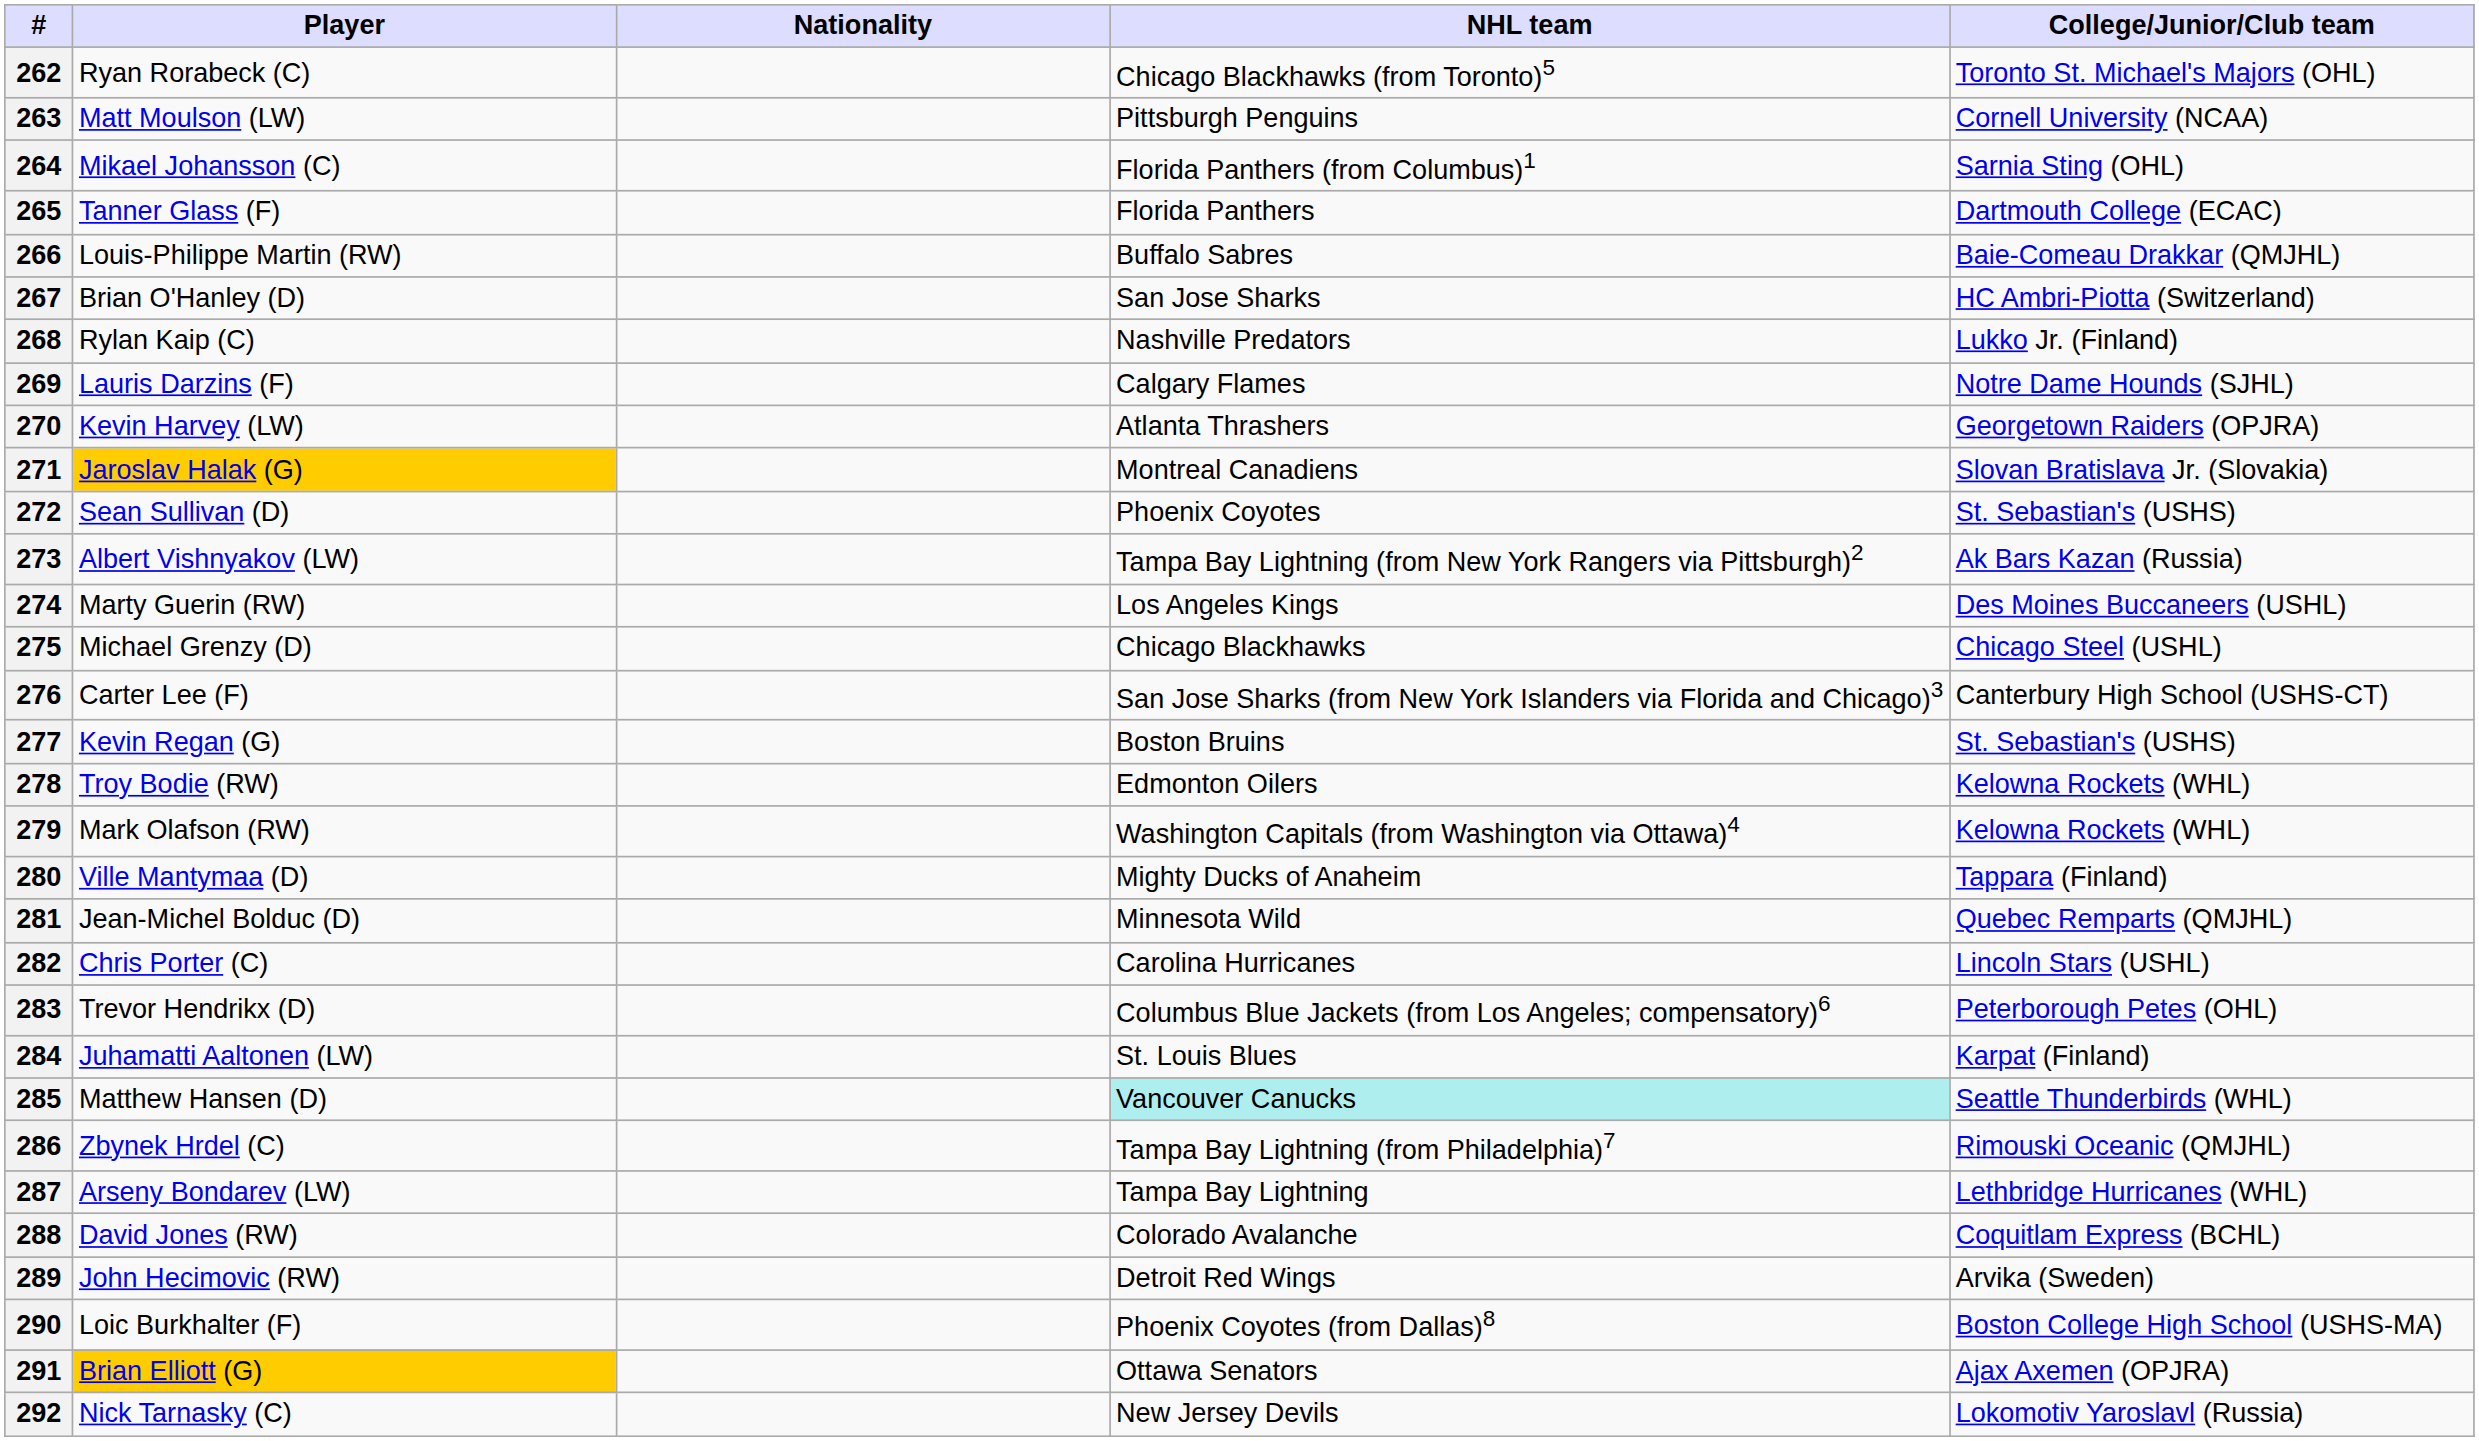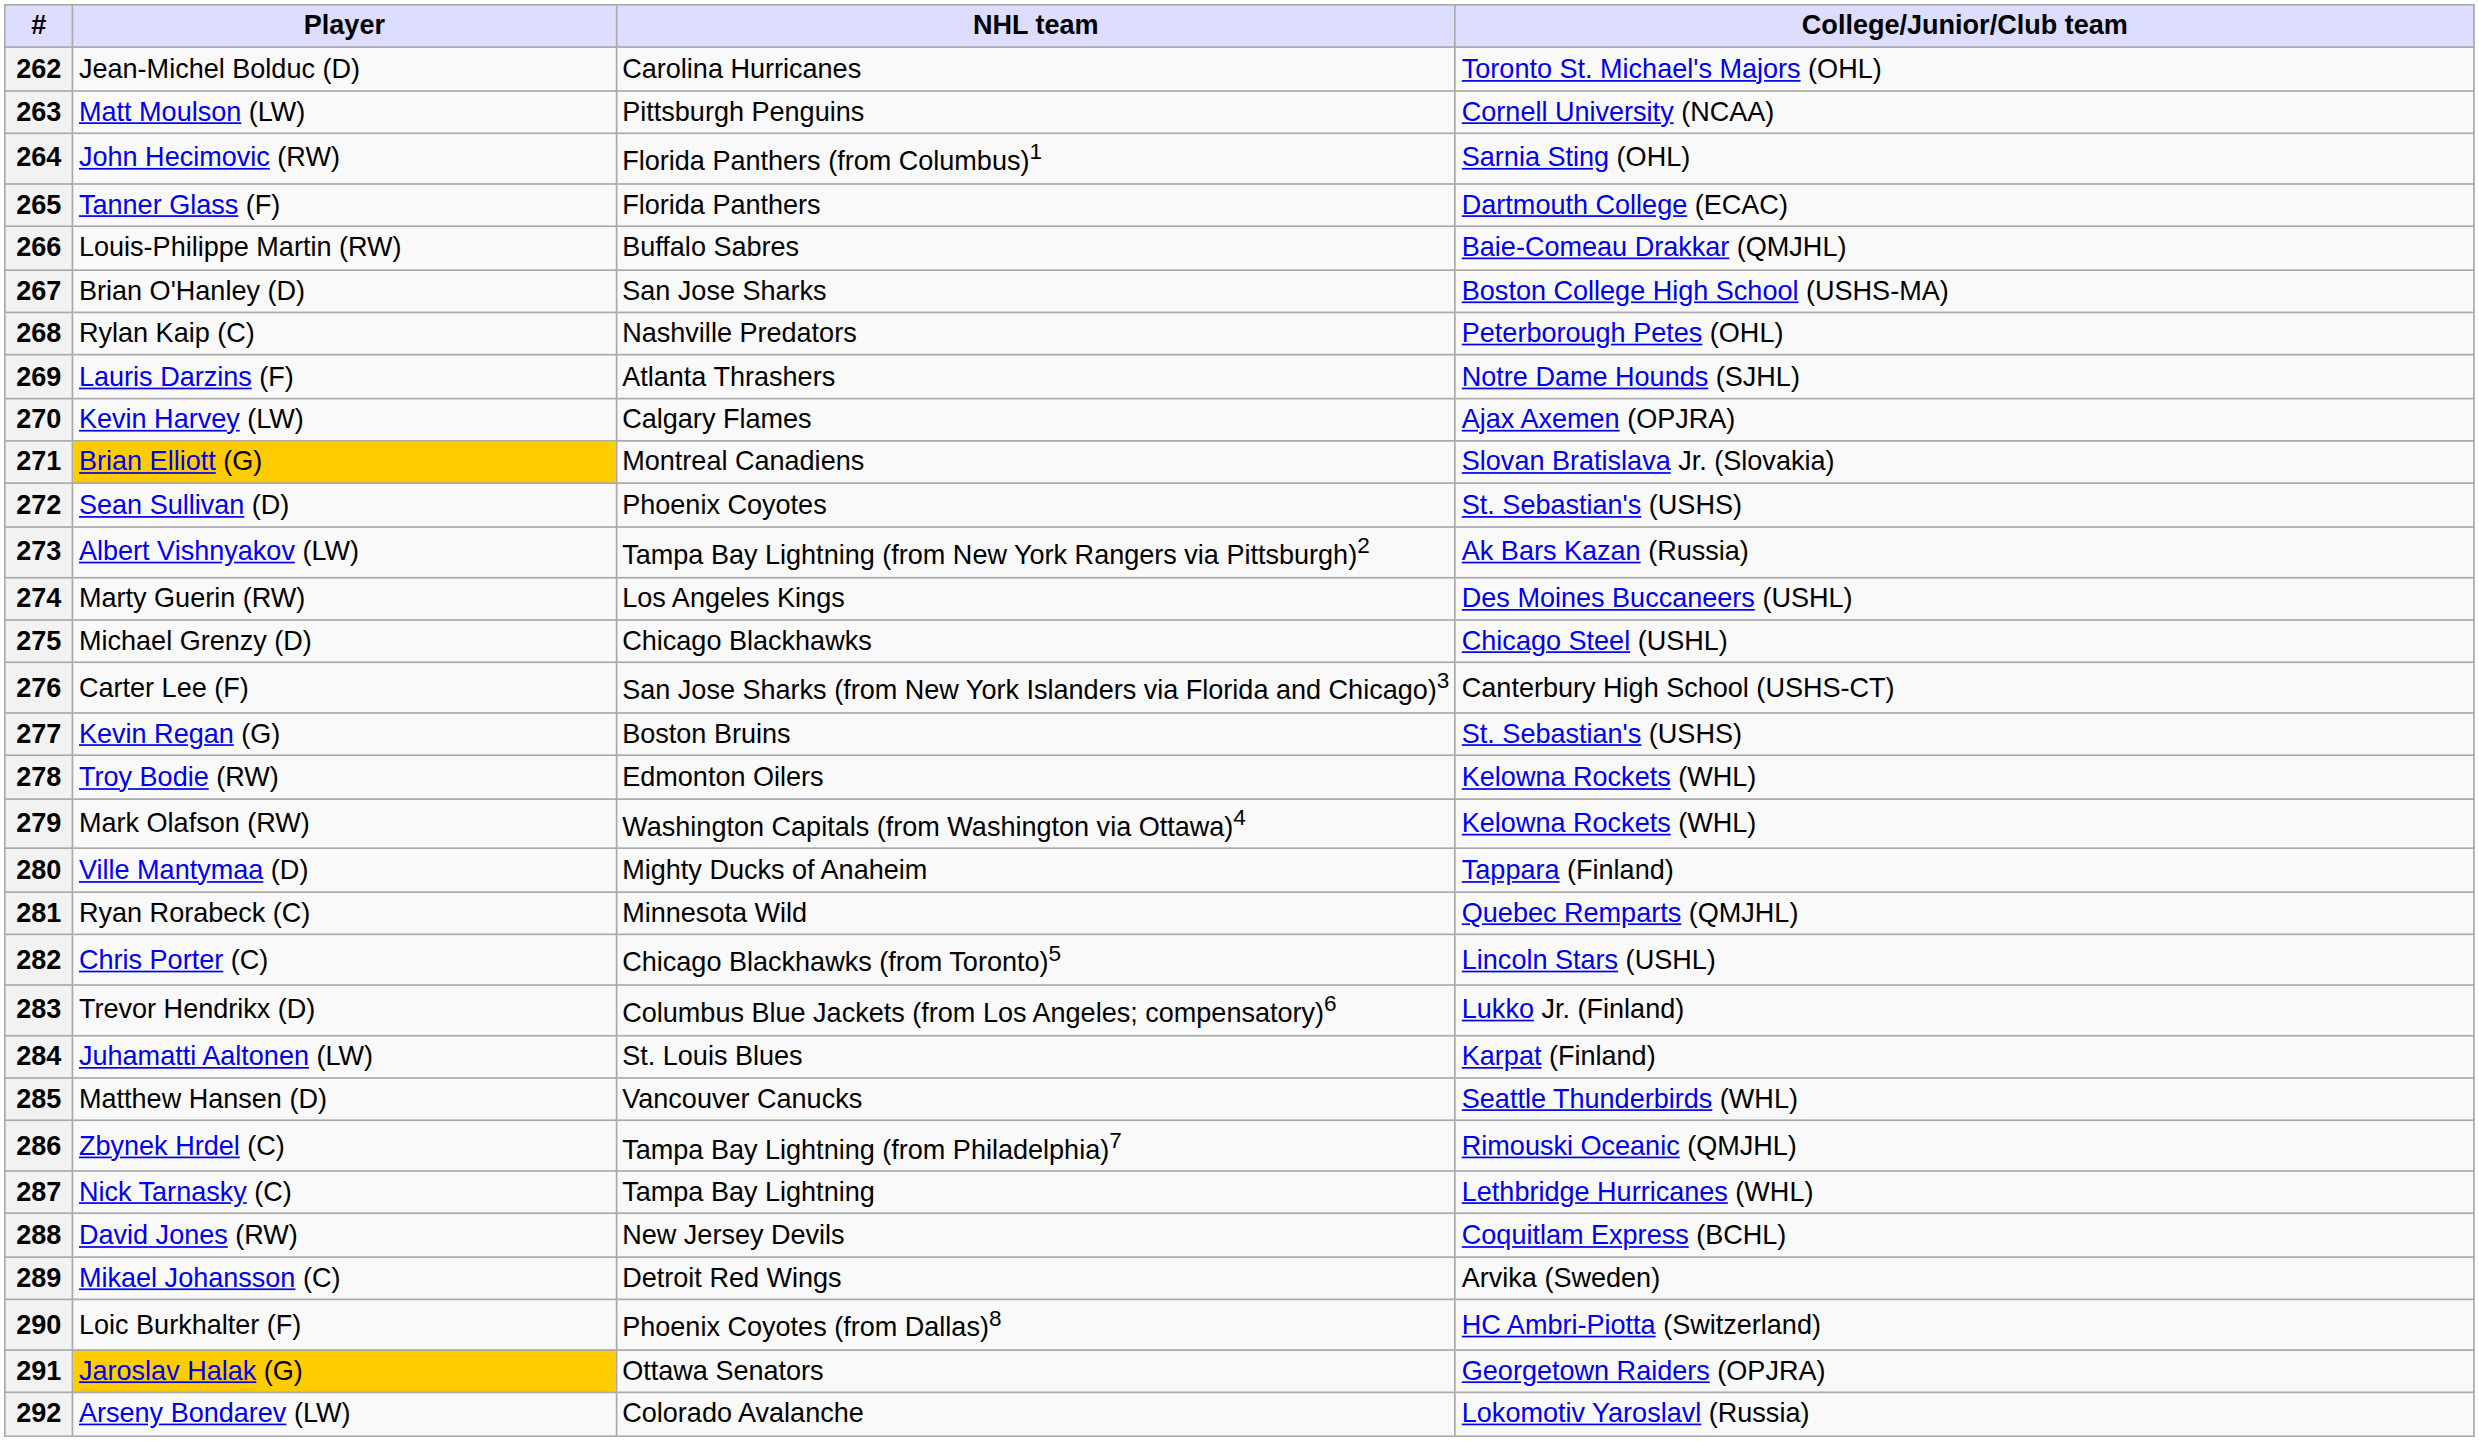- column: (863, 25)
(195, 72) Ryan Rorabeck (C) -> (219, 68) Jean-Michel Bolduc (D)
(1335, 72) Chicago Blackhawks (from Toronto)5 -> (742, 68) Carolina Hurricanes
(210, 165) Mikael Johansson (C) -> (209, 158) John Hecimovic (RW)
(2135, 297) HC Ambri-Piotta (Switzerland) -> (1705, 290) Boston College High School (USHS-MA)
(2067, 340) Lukko Jr. (Finland) -> (1623, 333) Peterborough Petes (OHL)
(1211, 383) Calgary Flames -> (729, 376) Atlanta Thrashers
(1223, 426) Atlanta Thrashers -> (717, 419) Calgary Flames
(2138, 426) Georgetown Raiders (OPJRA) -> (1599, 419) Ajax Axemen (OPJRA)
(191, 469) Jaroslav Halak (G) -> (171, 462) Brian Elliott (G)
(219, 920) Jean-Michel Bolduc (D) -> (195, 912) Ryan Rorabeck (C)
(1236, 963) Carolina Hurricanes -> (842, 959) Chicago Blackhawks (from Toronto)5
(2116, 1009) Peterborough Petes (OHL) -> (1573, 1009) Lukko Jr. (Finland)
(1236, 1099) paleturquoise background -> (742, 1099) no background
(215, 1192) Arseny Bondarev (LW) -> (185, 1192) Nick Tarnasky (C)
(1237, 1235) Colorado Avalanche -> (733, 1235) New Jersey Devils
(209, 1277) John Hecimovic (RW) -> (210, 1277) Mikael Johansson (C)
(2199, 1324) Boston College High School (USHS-MA) -> (1641, 1324) HC Ambri-Piotta (Switzerland)
(171, 1370) Brian Elliott (G) -> (191, 1370) Jaroslav Halak (G)
(2092, 1370) Ajax Axemen (OPJRA) -> (1644, 1370) Georgetown Raiders (OPJRA)
(185, 1413) Nick Tarnasky (C) -> (215, 1413) Arseny Bondarev (LW)
(1227, 1413) New Jersey Devils -> (743, 1413) Colorado Avalanche
